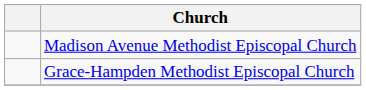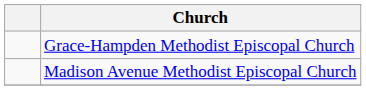rows swapped: (199, 71) <-> (200, 44)
